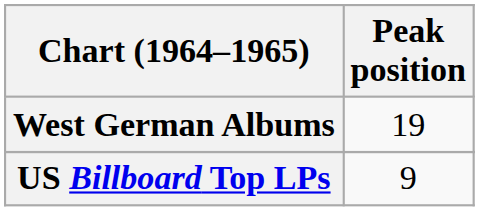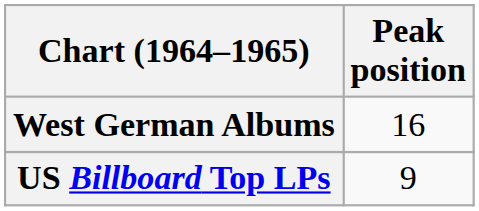(408, 123) 19 -> (408, 123) 16
